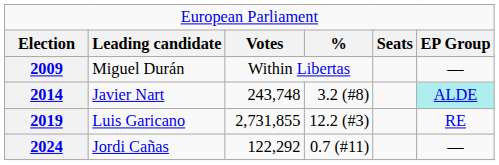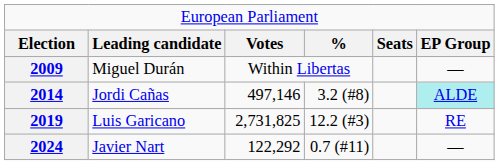(128, 95) Javier Nart -> (131, 95) Jordi Cañas
(274, 95) 243,748 -> (274, 95) 497,146
(268, 120) 2,731,855 -> (268, 120) 2,731,825
(131, 146) Jordi Cañas -> (128, 146) Javier Nart
